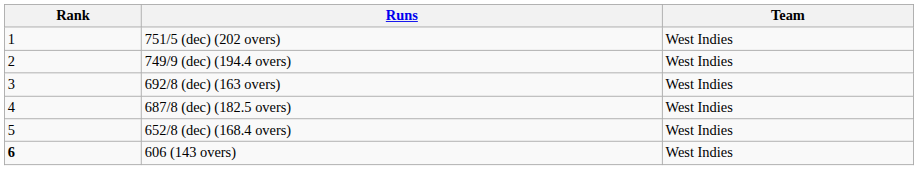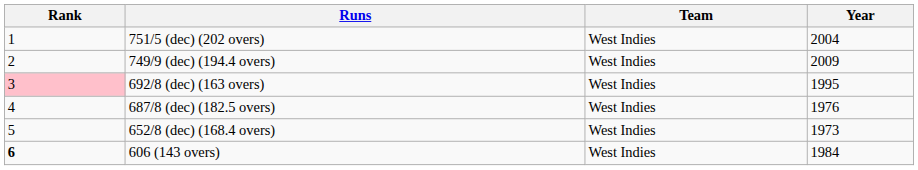+ column: (860, 15)
(11, 84) no background -> (11, 84) pink background
